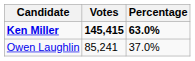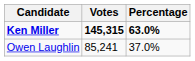(104, 30) 145,415 -> (104, 30) 145,315
